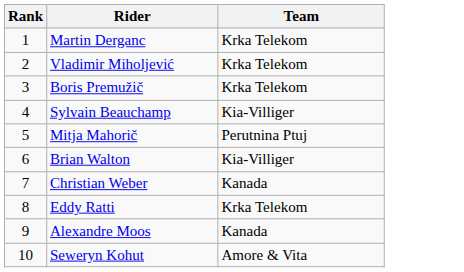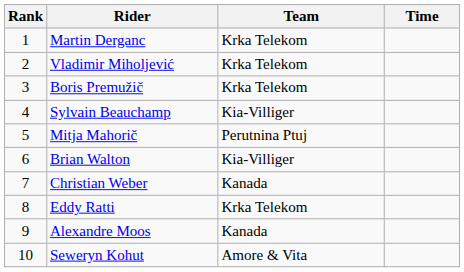+ column: (422, 16)
